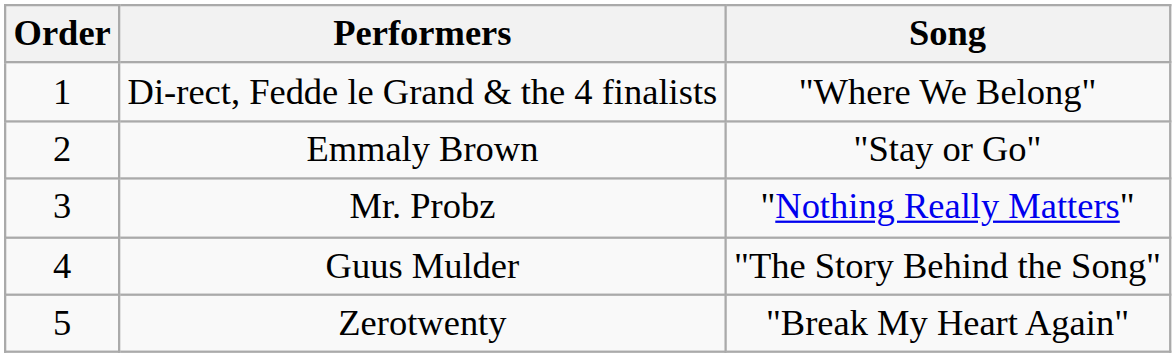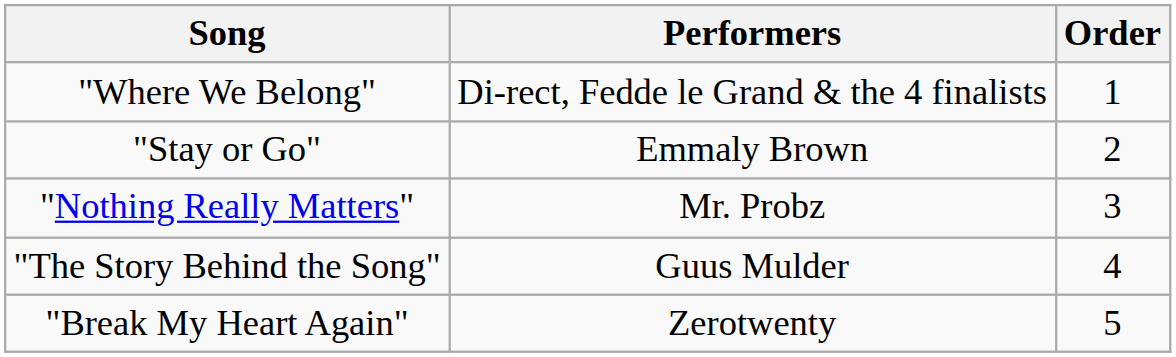columns swapped: (62, 33) <-> (948, 33)
